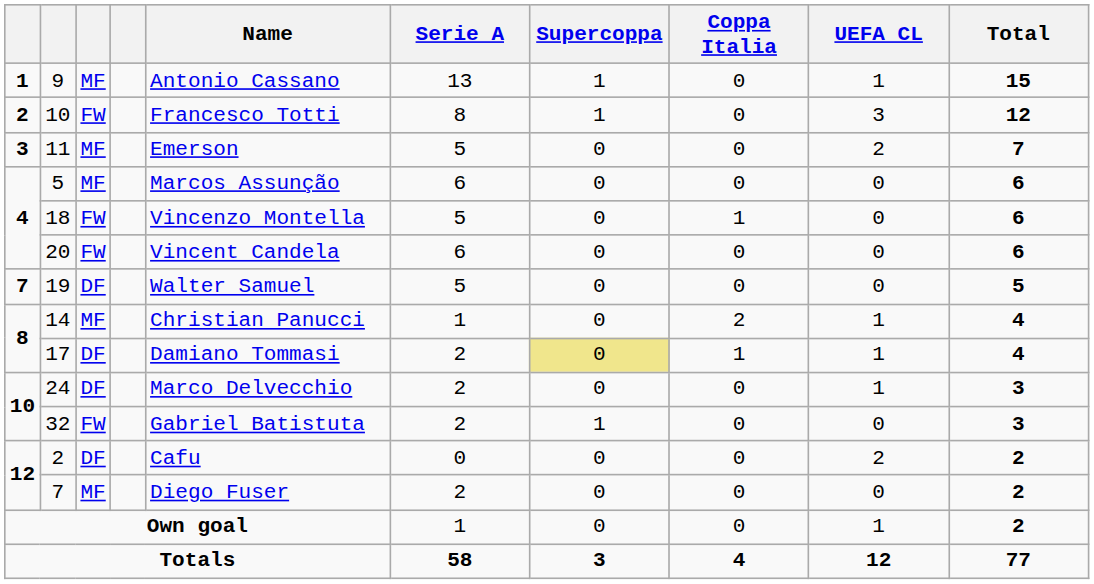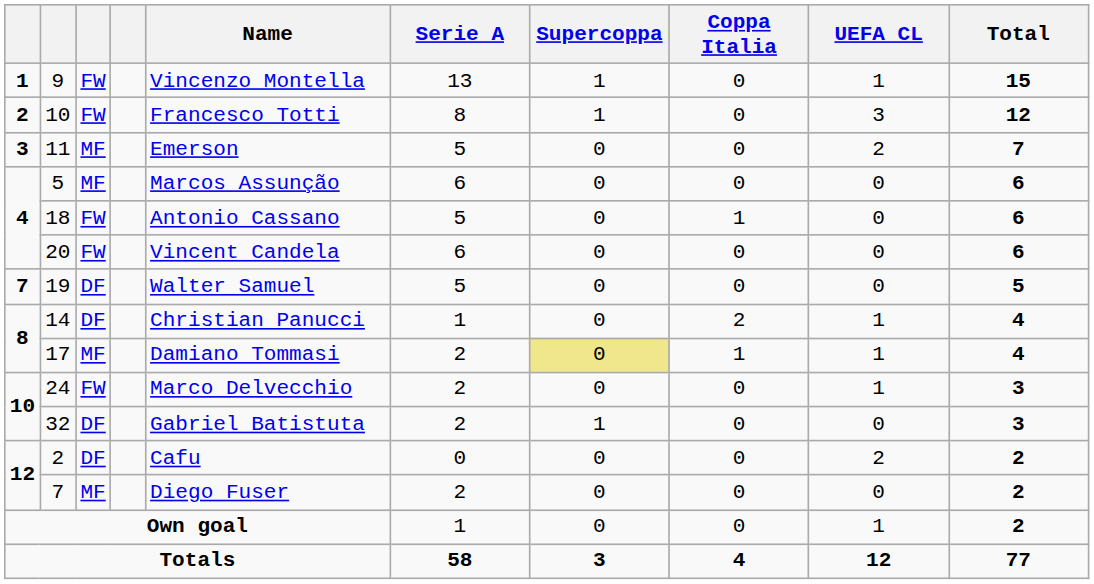(93, 81) MF -> (93, 81) FW
(245, 81) Antonio Cassano -> (258, 81) Vincenzo Montella
(258, 218) Vincenzo Montella -> (245, 218) Antonio Cassano
(93, 321) MF -> (93, 321) DF
(93, 355) DF -> (93, 355) MF
(93, 390) DF -> (93, 390) FW
(93, 424) FW -> (93, 424) DF
